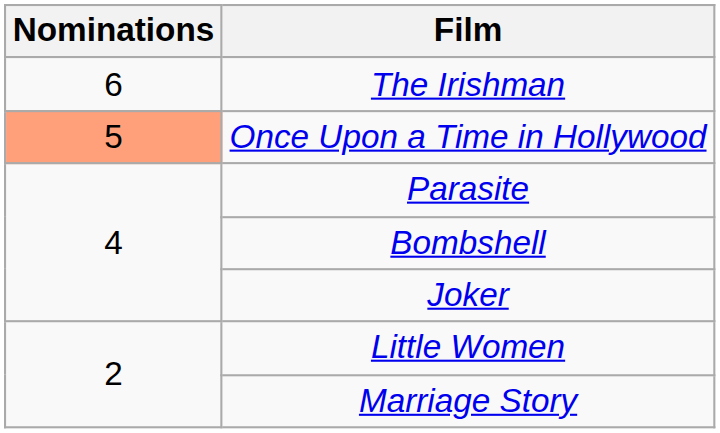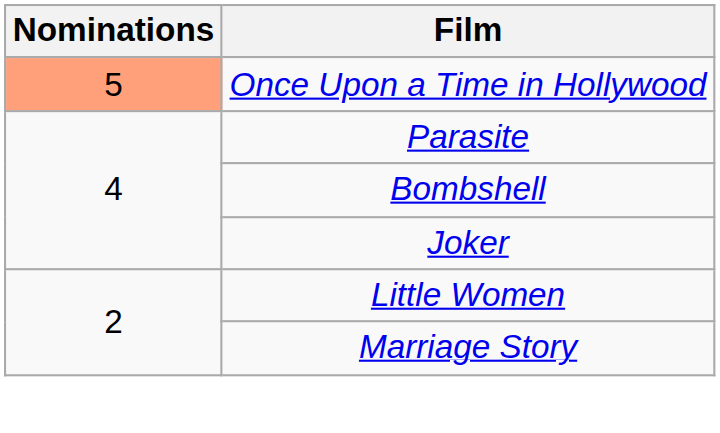- row: (468, 83)
